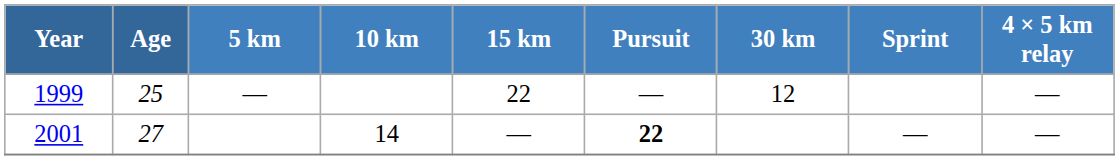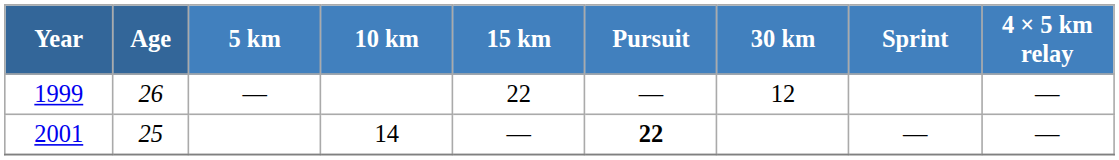(151, 94) 25 -> (151, 94) 26
(151, 134) 27 -> (151, 134) 25
